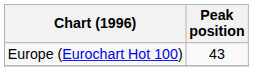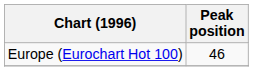(217, 54) 43 -> (217, 54) 46
